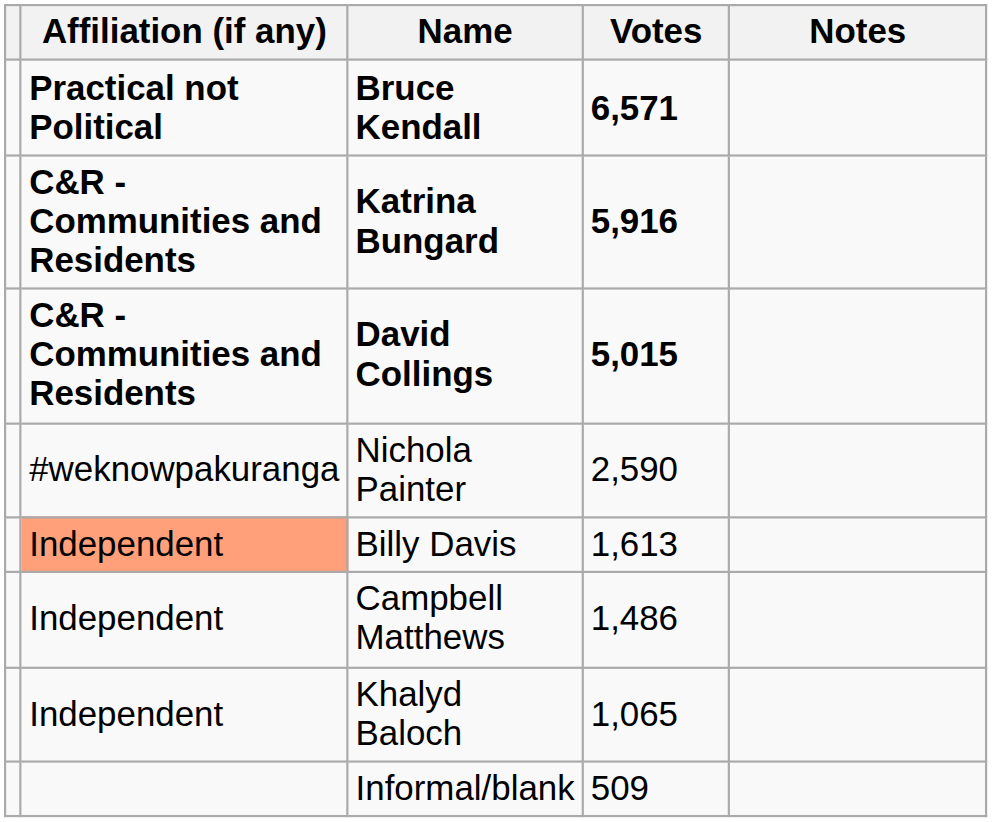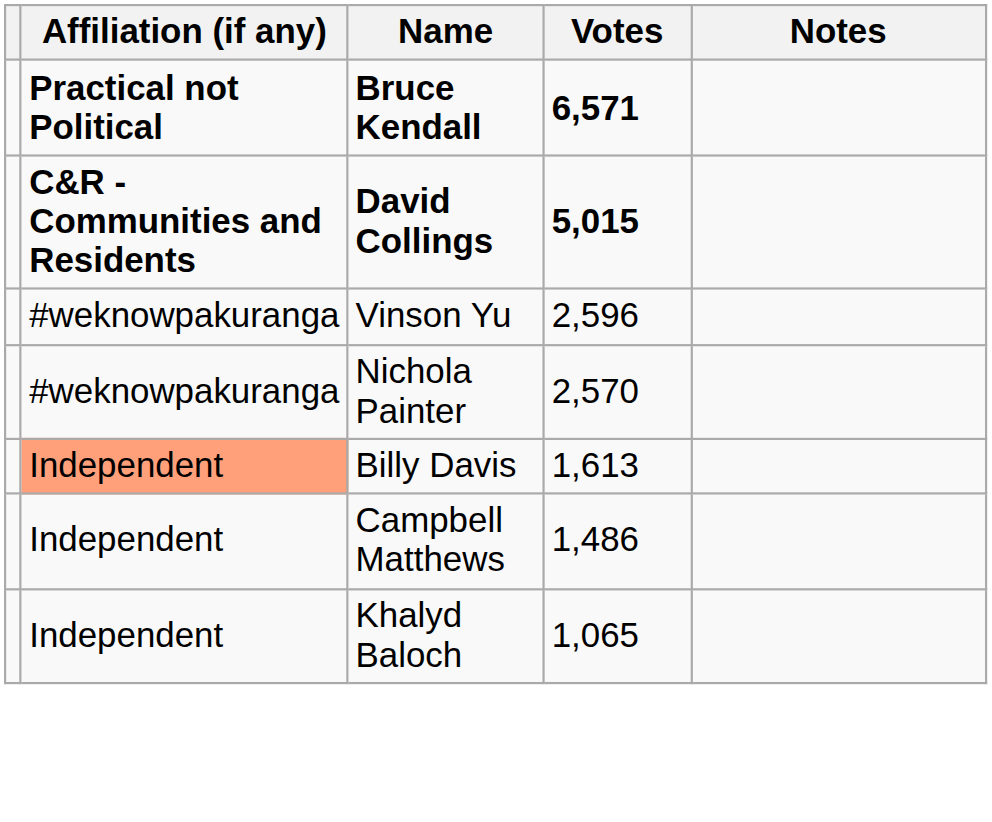- row: (427, 221)
+ row: (433, 315)
(634, 469) 2,590 -> (595, 390) 2,570
- row: (465, 788)
